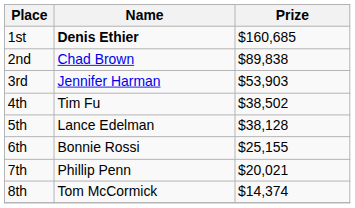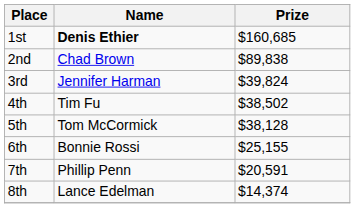(263, 81) $53,903 -> (263, 81) $39,824
(106, 125) Lance Edelman -> (107, 125) Tom McCormick
(263, 170) $20,021 -> (263, 170) $20,591
(107, 192) Tom McCormick -> (106, 192) Lance Edelman
